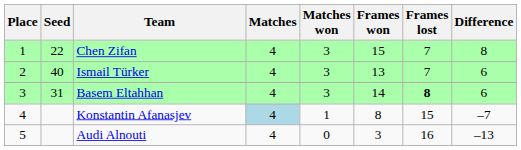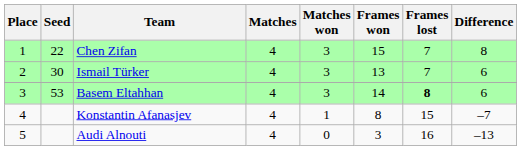(57, 72) 40 -> (57, 72) 30
(57, 93) 31 -> (57, 93) 53
(273, 114) lightblue background -> (273, 114) no background
